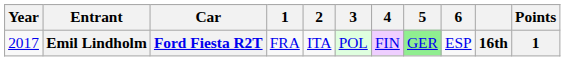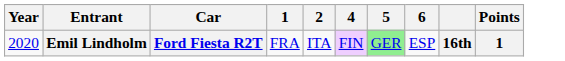- column: (353, 17)
(24, 43) 2017 -> (24, 43) 2020
